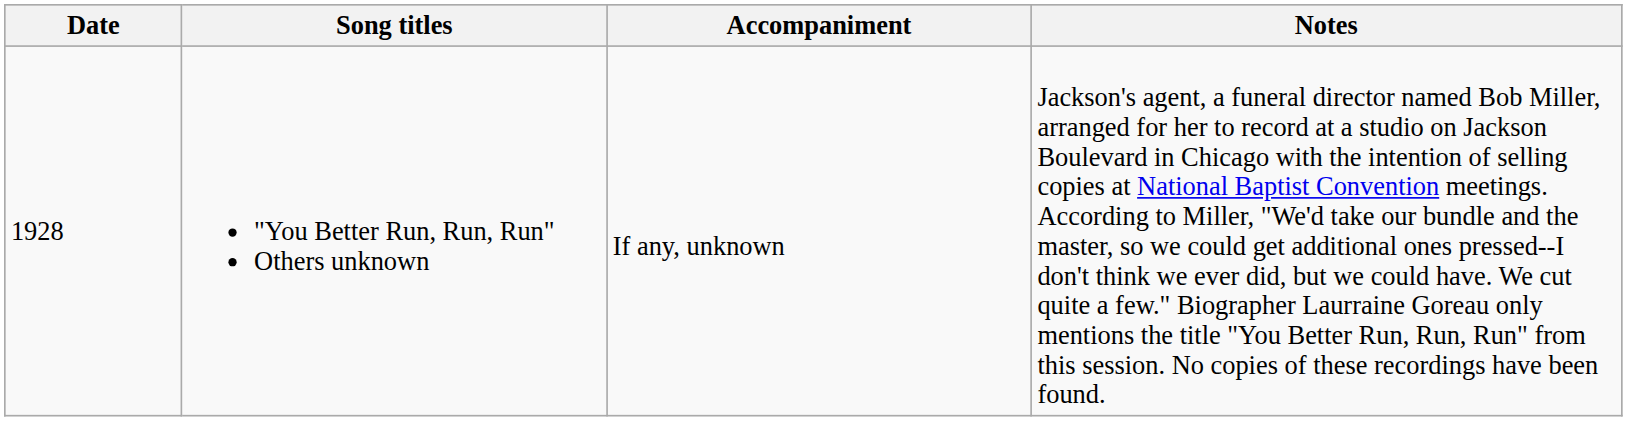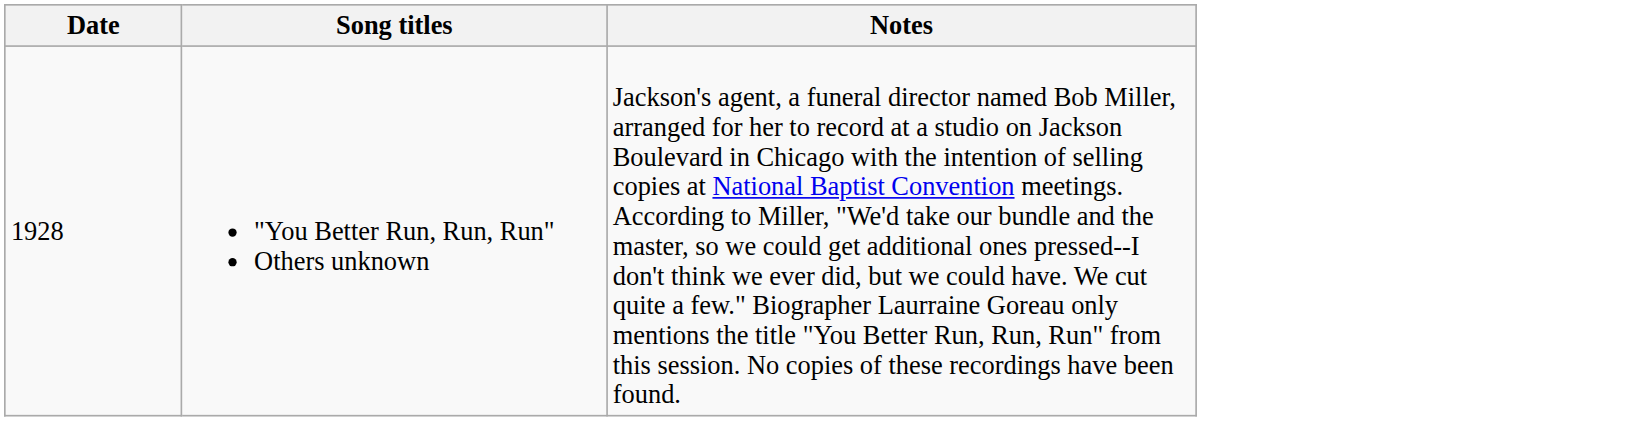- column: (819, 25)
